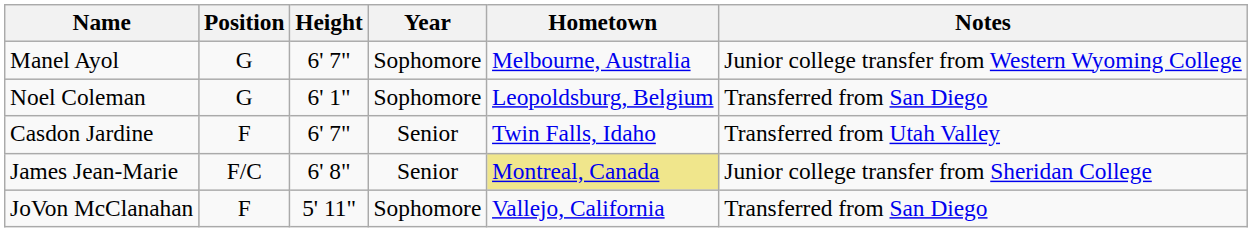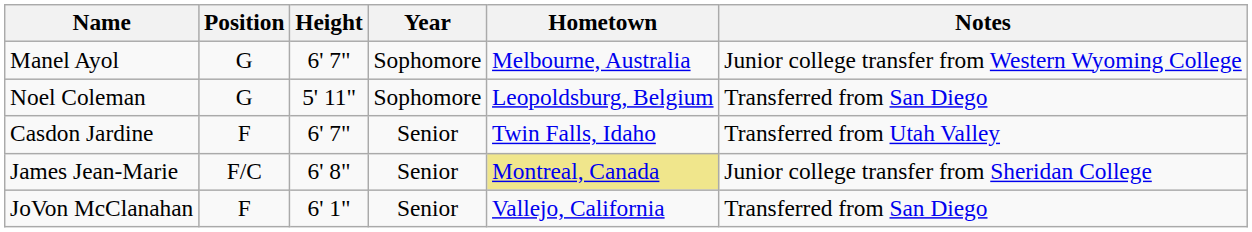(329, 97) 6' 1" -> (329, 97) 5' 11"
(329, 208) 5' 11" -> (329, 208) 6' 1"
(427, 208) Sophomore -> (427, 208) Senior
